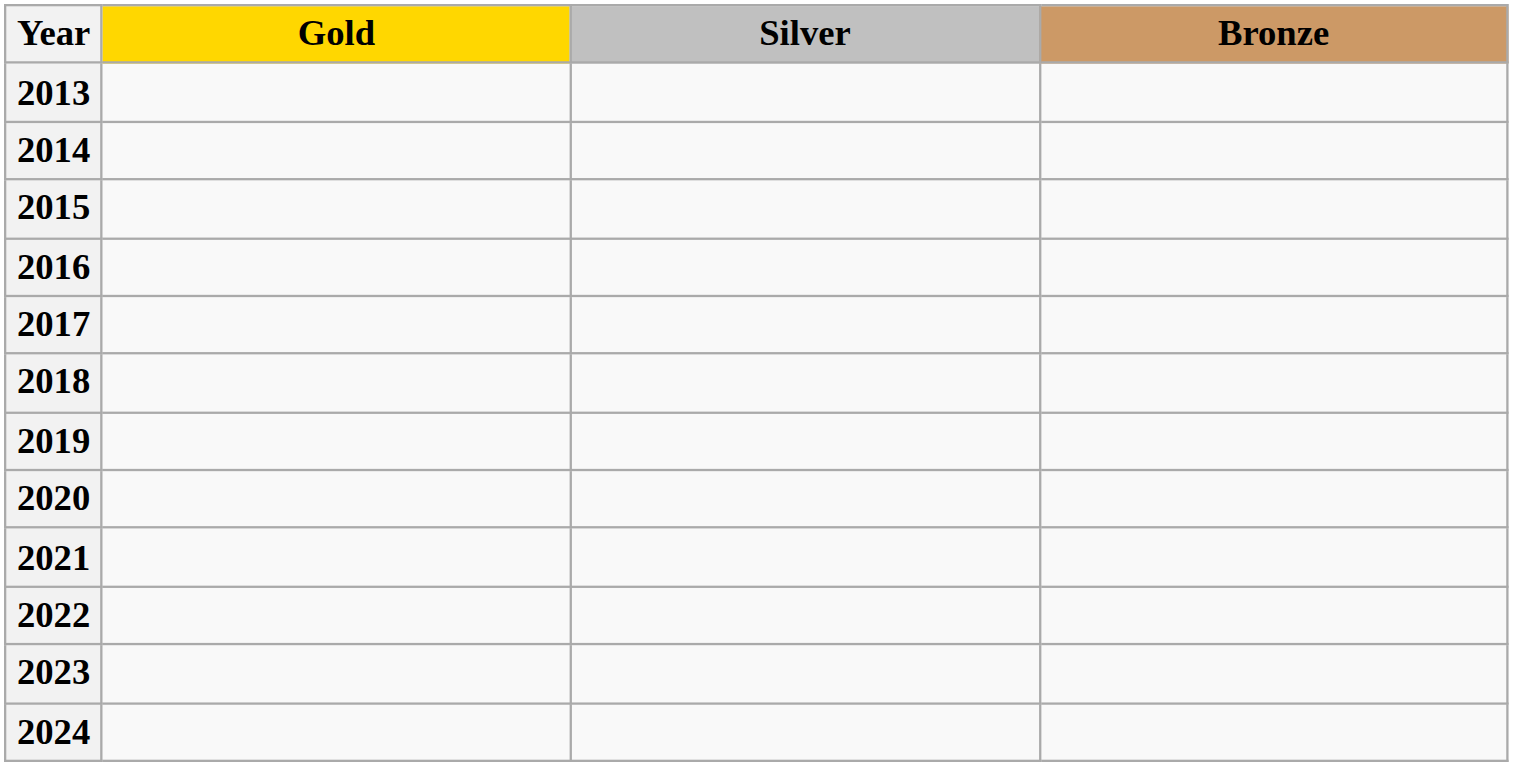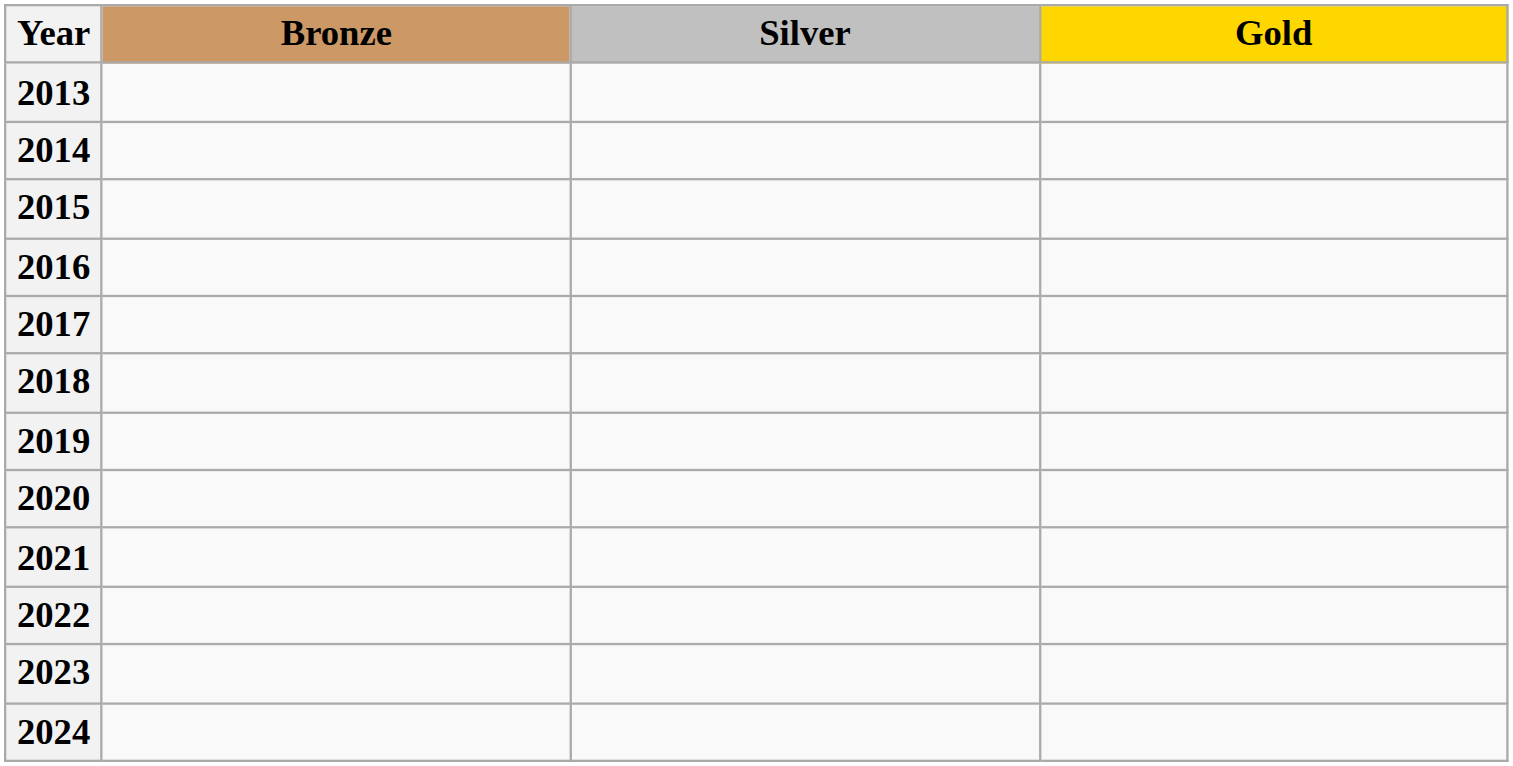columns swapped: (336, 33) <-> (1274, 33)
